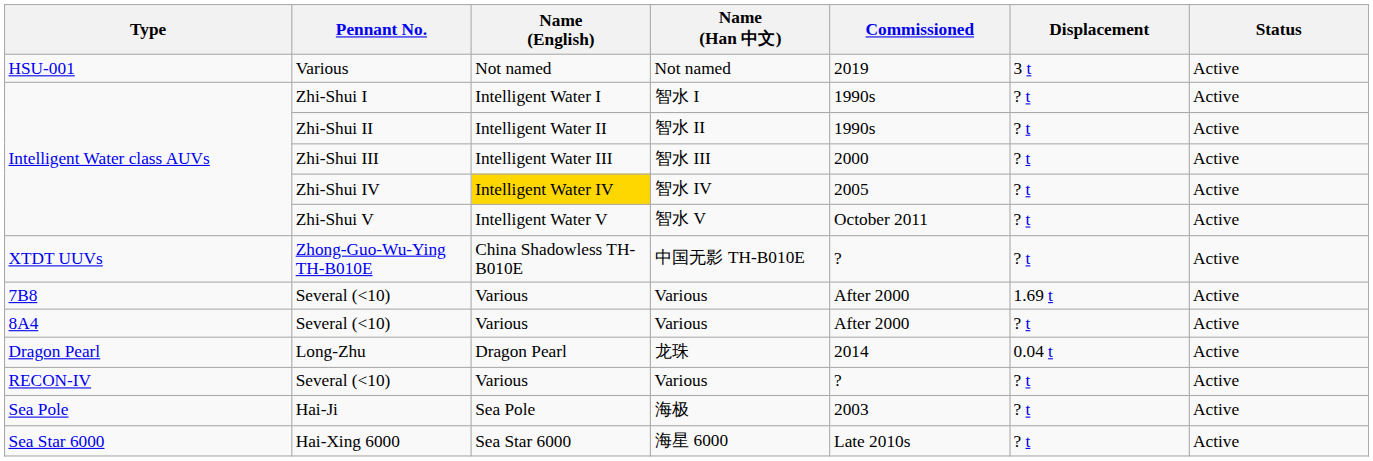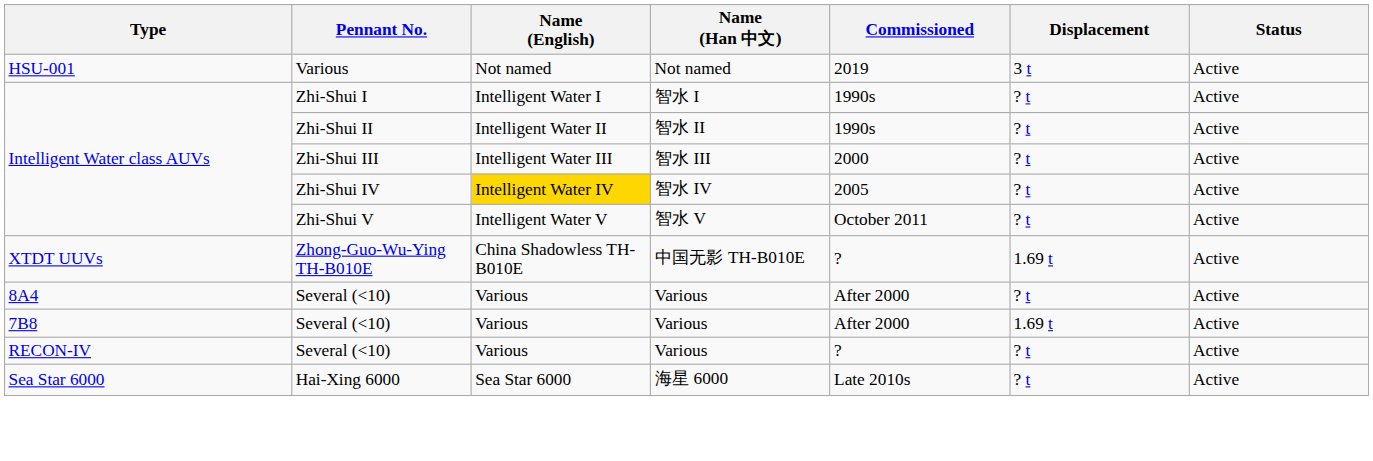(1022, 258) ? t -> (1033, 258) 1.69 t
rows swapped: (23, 295) <-> (23, 323)
- row: (54, 352)
- row: (39, 410)
